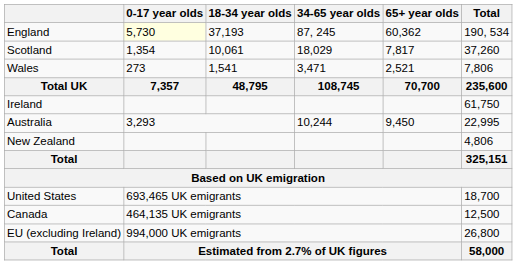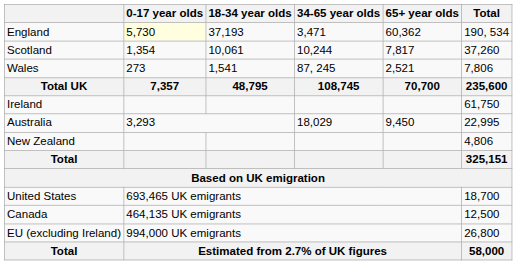(316, 31) 87, 245 -> (311, 31) 3,471
(315, 50) 18,029 -> (315, 50) 10,244
(311, 68) 3,471 -> (316, 68) 87, 245
(315, 123) 10,244 -> (315, 123) 18,029
